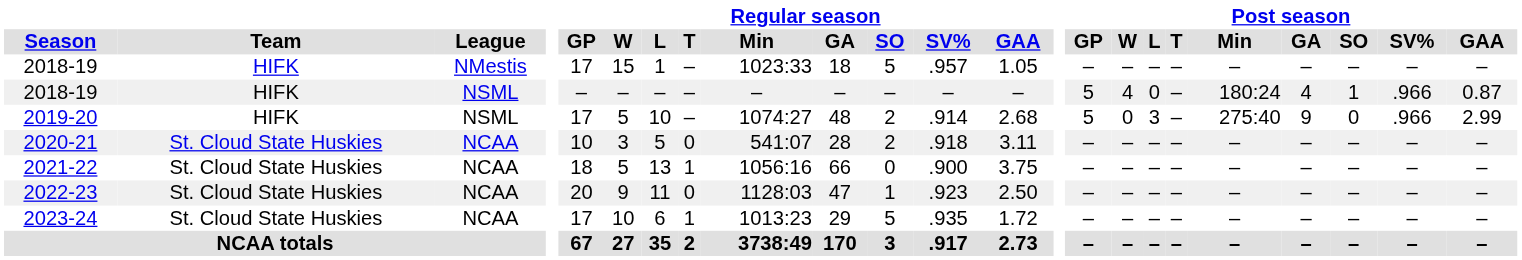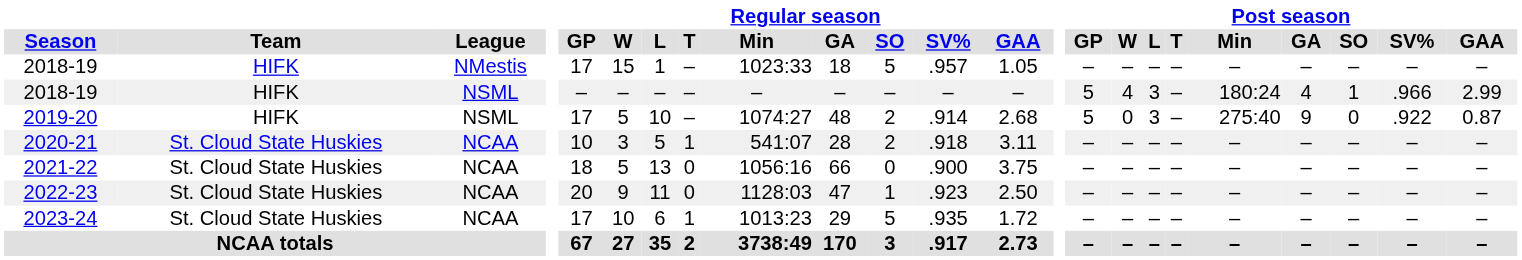(1154, 92) 0 -> (1154, 92) 3
(1482, 92) 0.87 -> (1482, 92) 2.99
(1412, 117) .966 -> (1412, 117) .922
(1482, 117) 2.99 -> (1482, 117) 0.87
(689, 142) 0 -> (689, 142) 1
(689, 167) 1 -> (689, 167) 0
